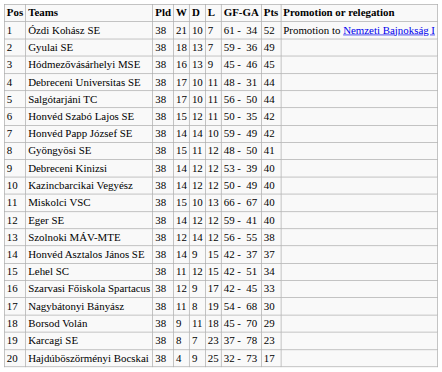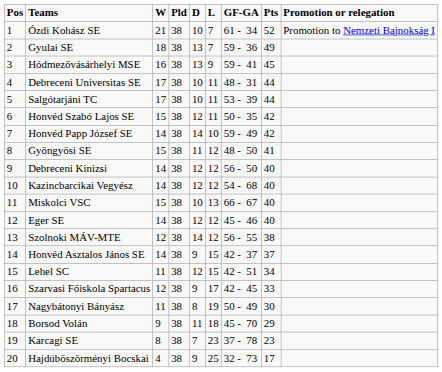columns swapped: (163, 13) <-> (181, 13)
(240, 64) 45 - 46 -> (240, 64) 59 - 41
(240, 99) 56 - 50 -> (240, 99) 53 - 39
(240, 168) 53 - 39 -> (240, 168) 56 - 50
(240, 185) 50 - 49 -> (240, 185) 54 - 68
(240, 220) 59 - 41 -> (240, 220) 45 - 46
(240, 306) 54 - 68 -> (240, 306) 50 - 49
